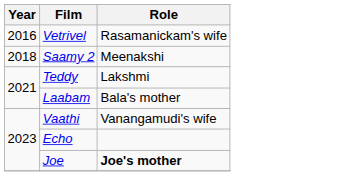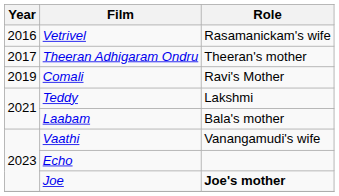+ row: (120, 56)
- row: (69, 56)
+ row: (63, 77)
